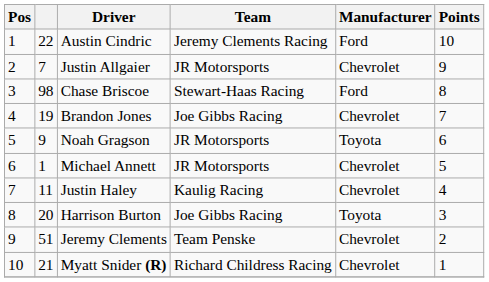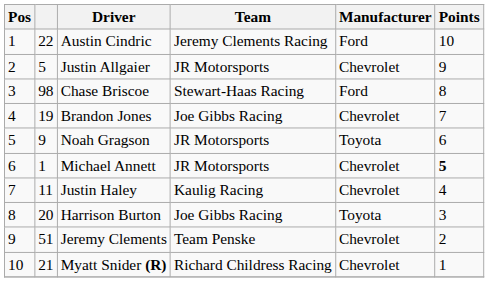(42, 66) 7 -> (42, 66) 5
(443, 165) normal -> (443, 165) bold
